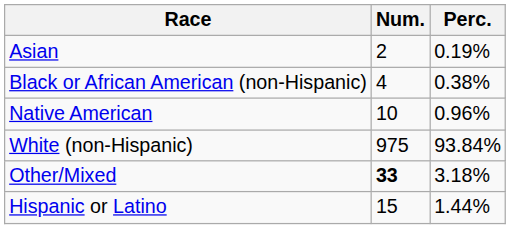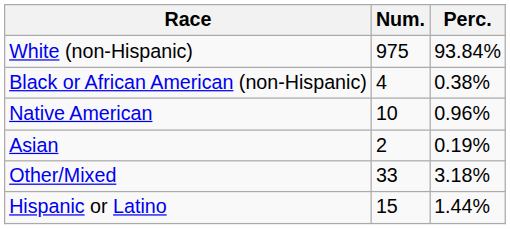rows swapped: (101, 144) <-> (34, 51)
(387, 176) bold -> (387, 176) normal
